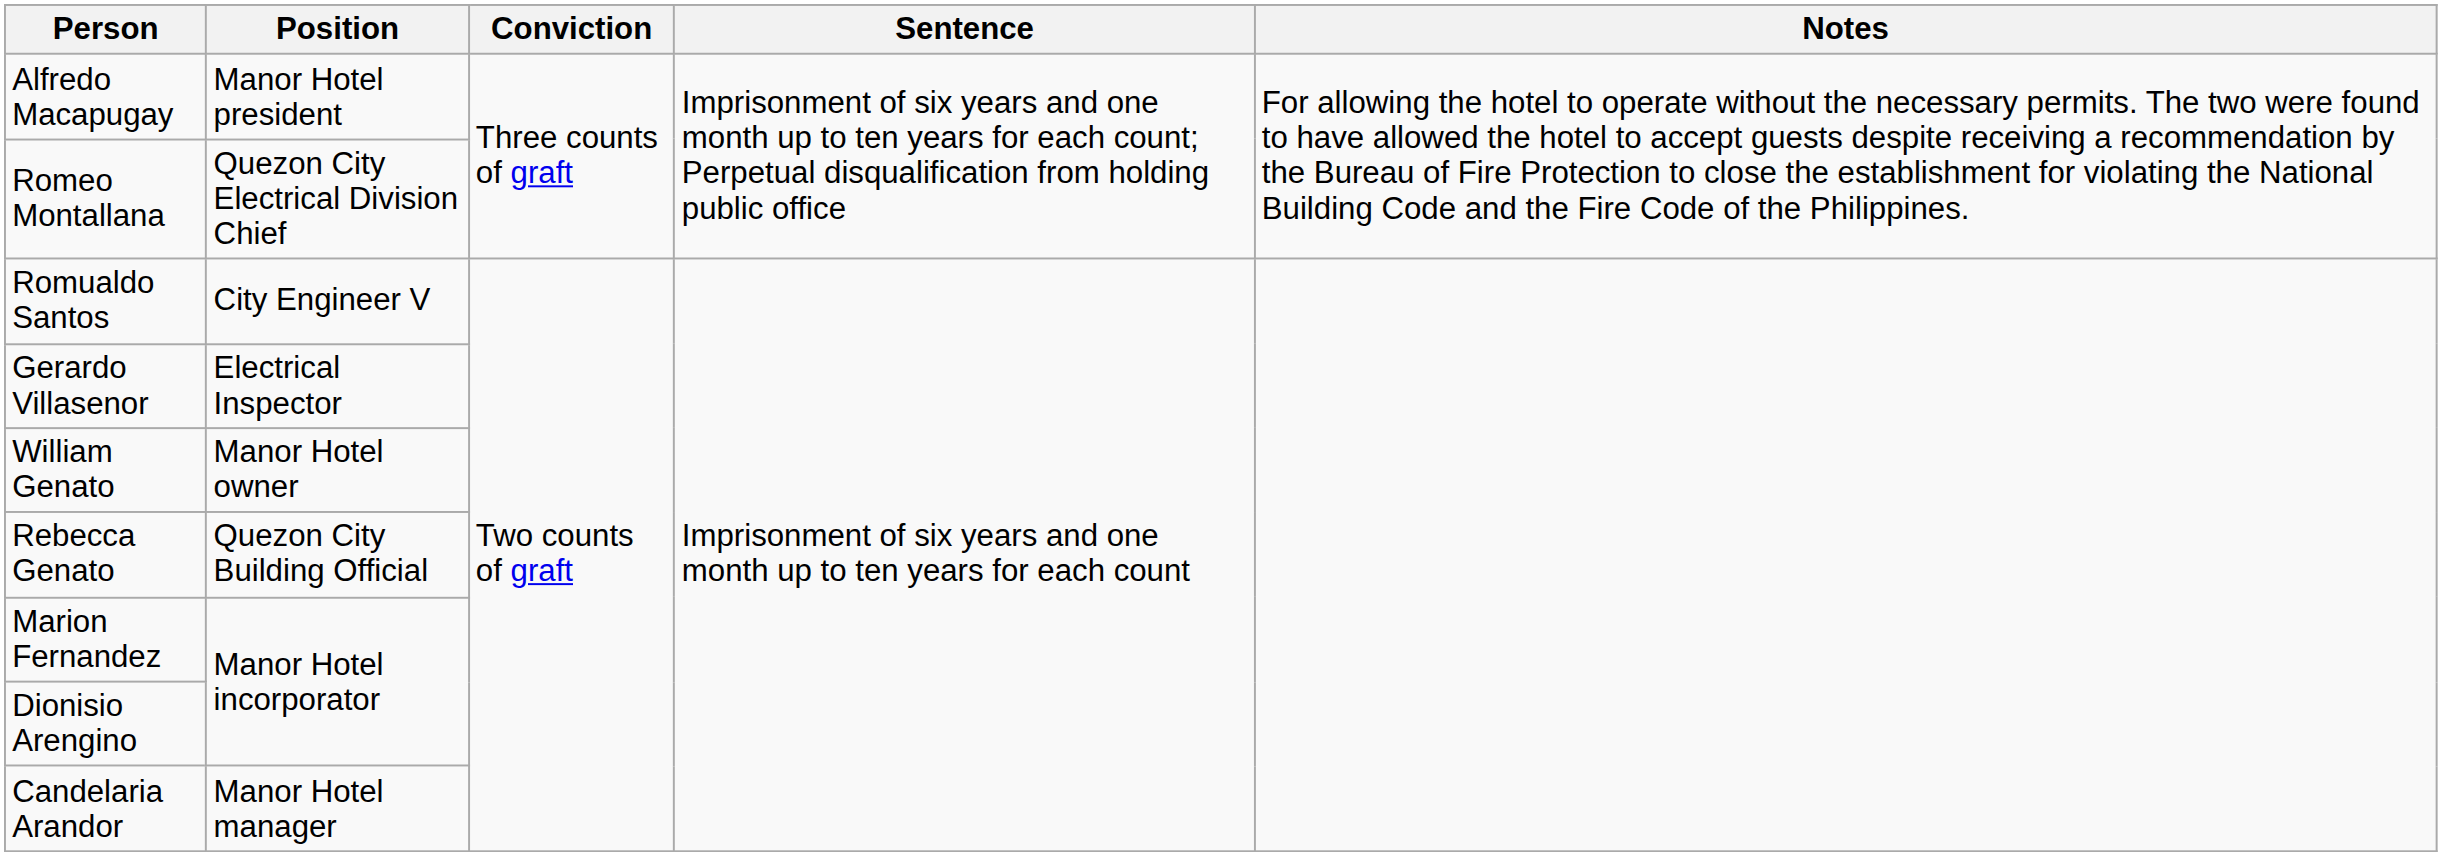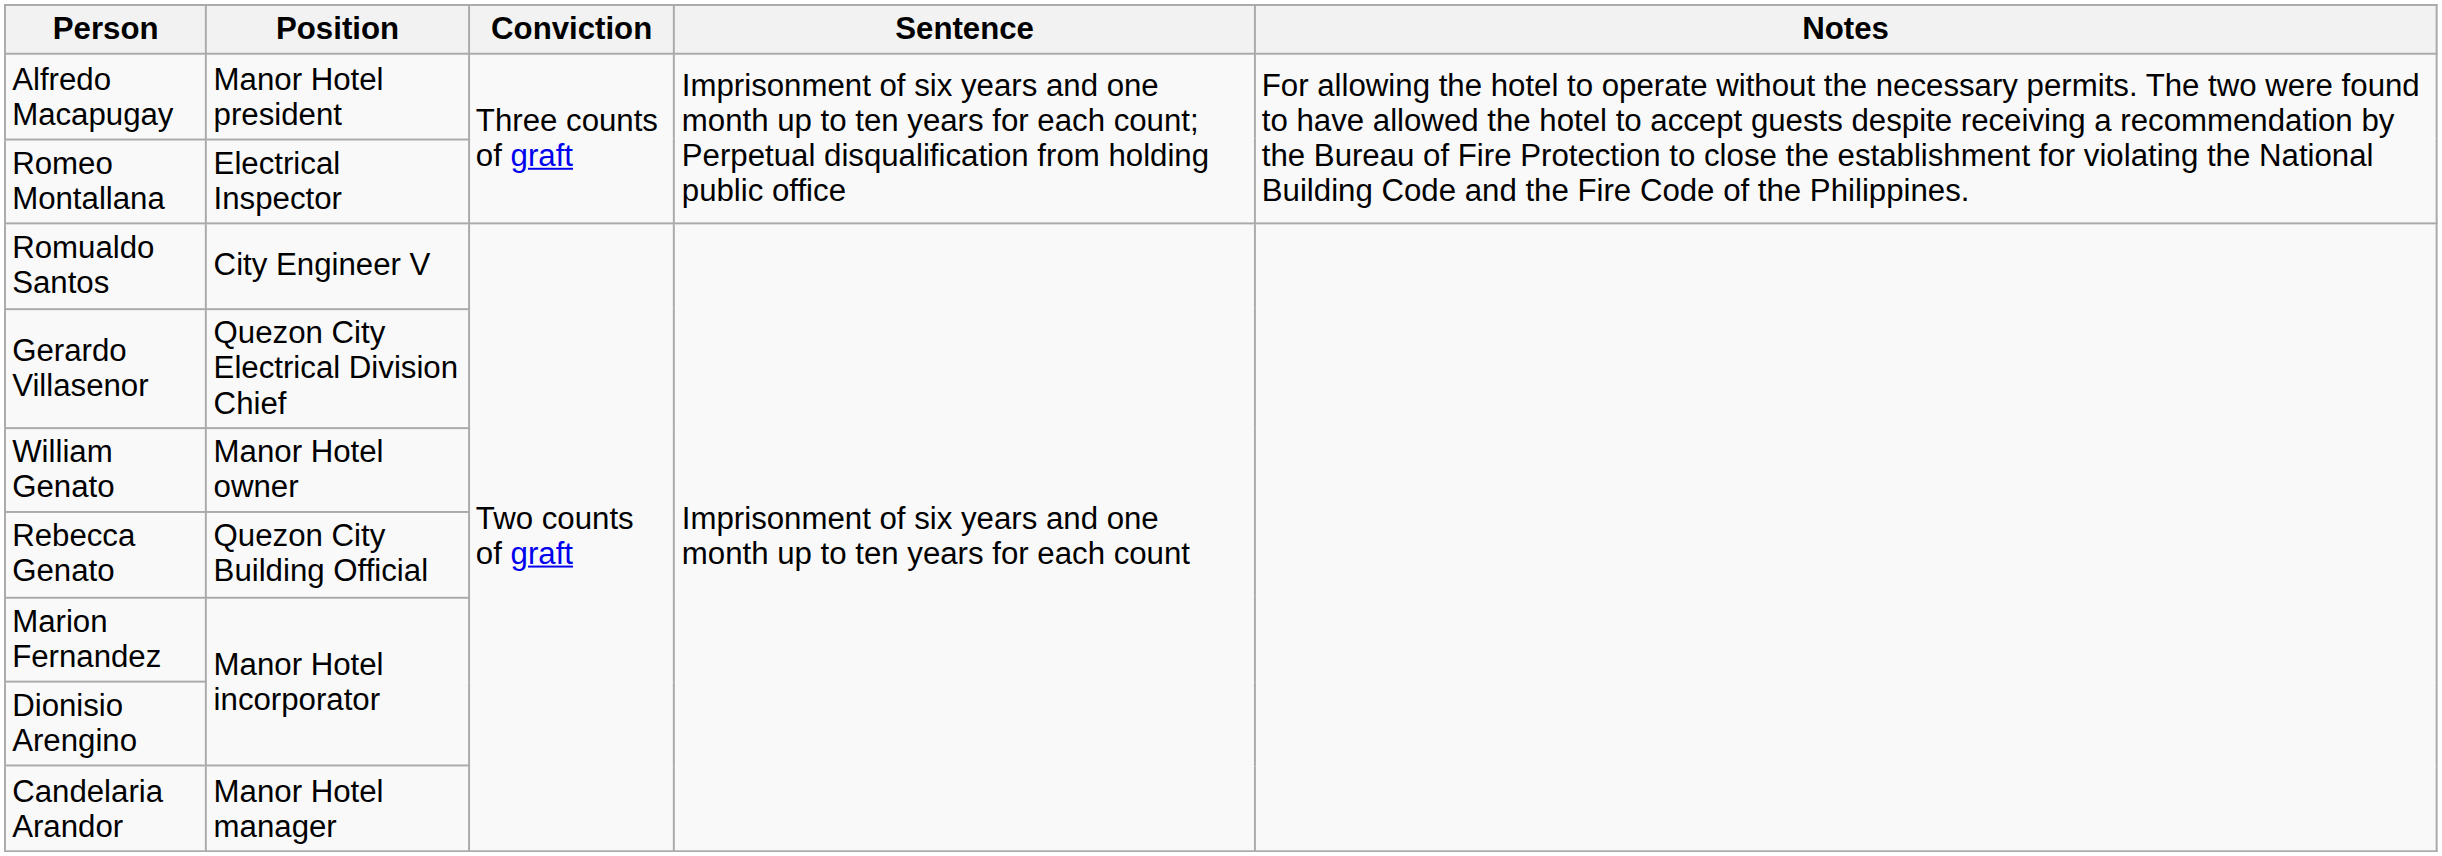(336, 198) Quezon City Electrical Division Chief -> (278, 180) Electrical Inspector
(278, 385) Electrical Inspector -> (336, 367) Quezon City Electrical Division Chief
